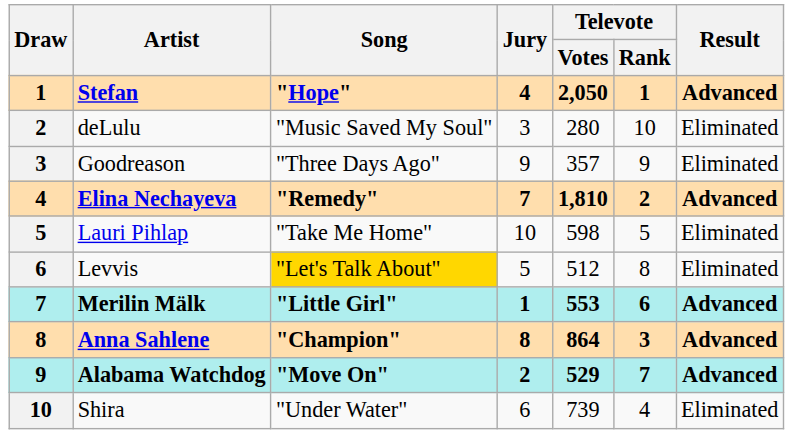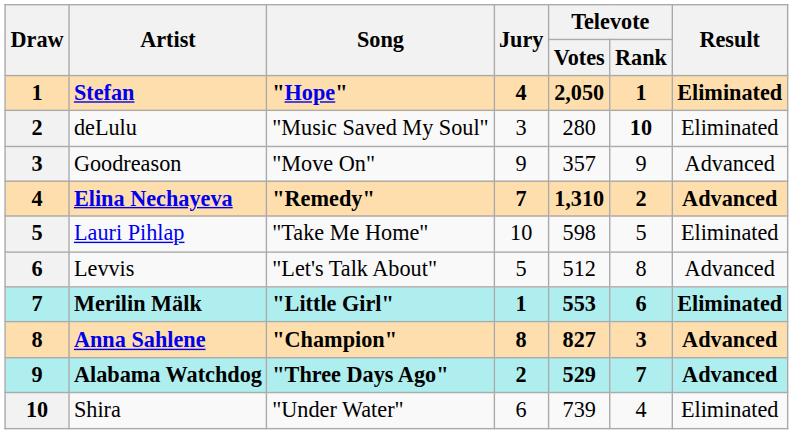(730, 92) Advanced -> (730, 92) Eliminated
(645, 127) normal -> (641, 127) bold
(358, 163) "Three Days Ago" -> (324, 163) "Move On"
(730, 163) Eliminated -> (730, 163) Advanced
(583, 198) 1,810 -> (579, 198) 1,310
(358, 269) gold background -> (355, 269) no background
(730, 269) Eliminated -> (730, 269) Advanced
(730, 304) Advanced -> (730, 304) Eliminated
(583, 339) 864 -> (579, 339) 827
(332, 374) "Move On" -> (360, 374) "Three Days Ago"
